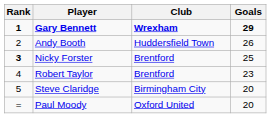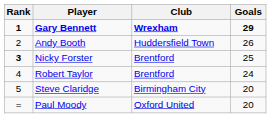(248, 74) 23 -> (248, 74) 24
